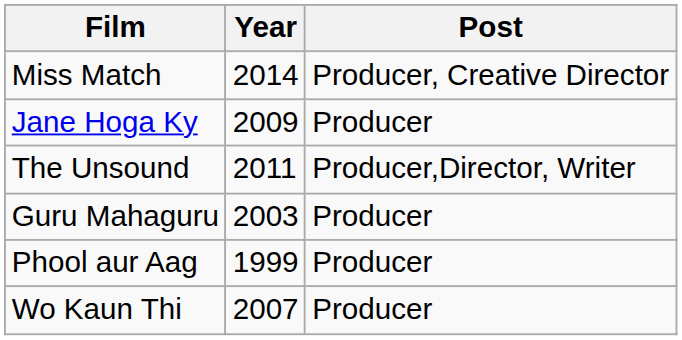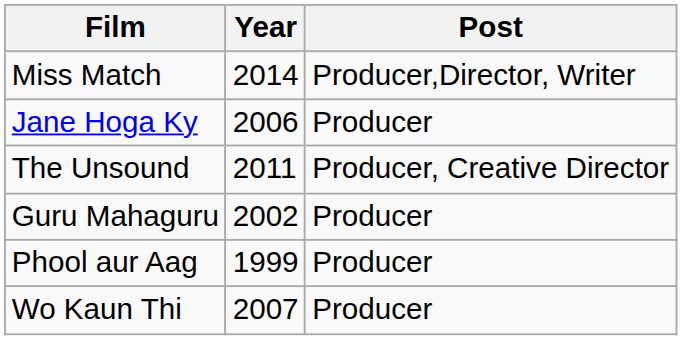(491, 74) Producer, Creative Director -> (474, 74) Producer,Director, Writer
(266, 121) 2009 -> (266, 121) 2006
(474, 168) Producer,Director, Writer -> (491, 168) Producer, Creative Director
(266, 215) 2003 -> (266, 215) 2002
